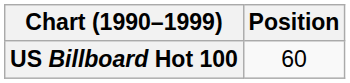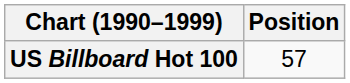(294, 59) 60 -> (294, 59) 57
